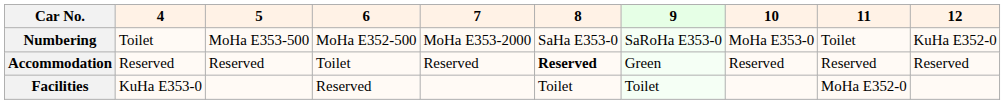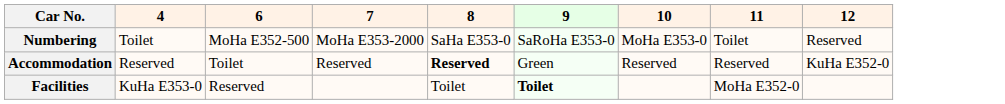- column: (259, 16)
(955, 39) KuHa E352-0 -> (834, 39) Reserved
(941, 63) Reserved -> (848, 63) KuHa E352-0
(642, 87) normal -> (535, 87) bold
